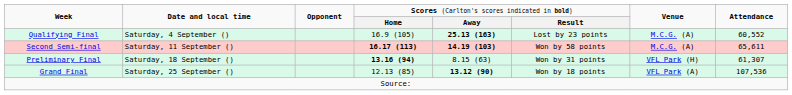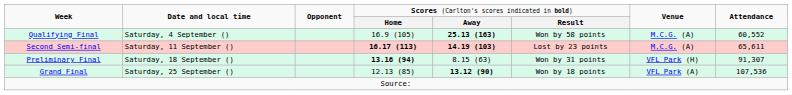(571, 34) Lost by 23 points -> (571, 34) Won by 58 points
(571, 47) Won by 58 points -> (571, 47) Lost by 23 points
(751, 59) 61,307 -> (751, 59) 91,307
